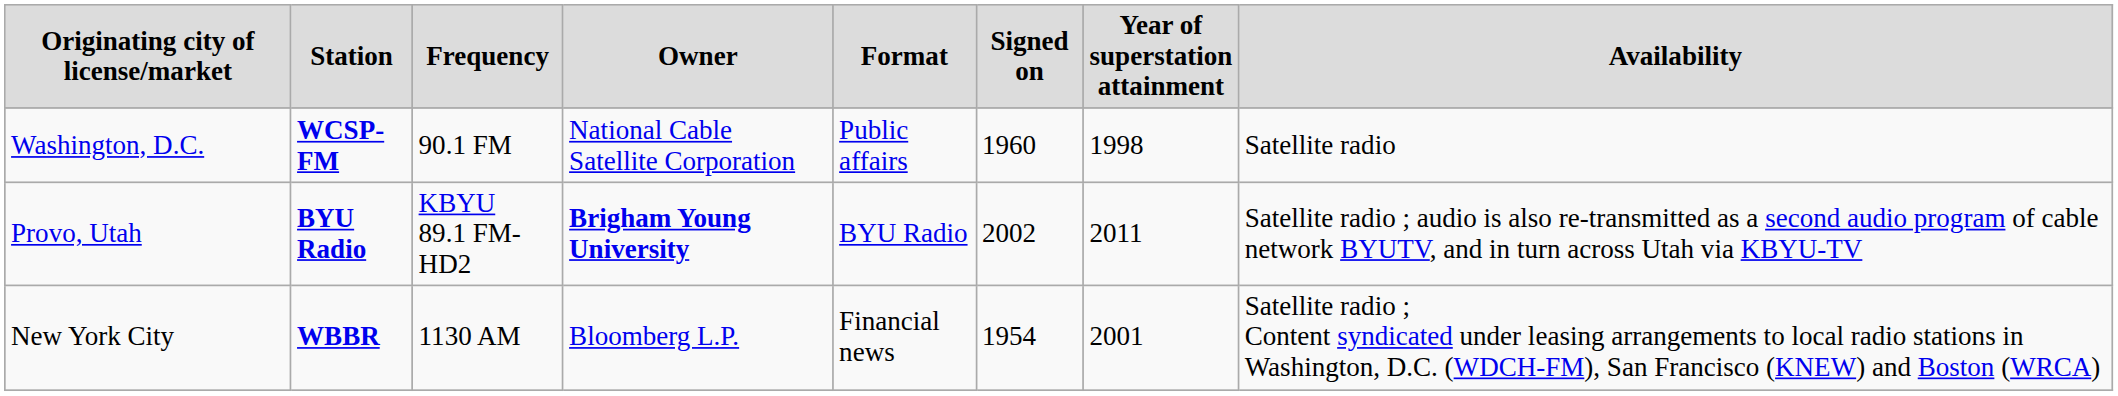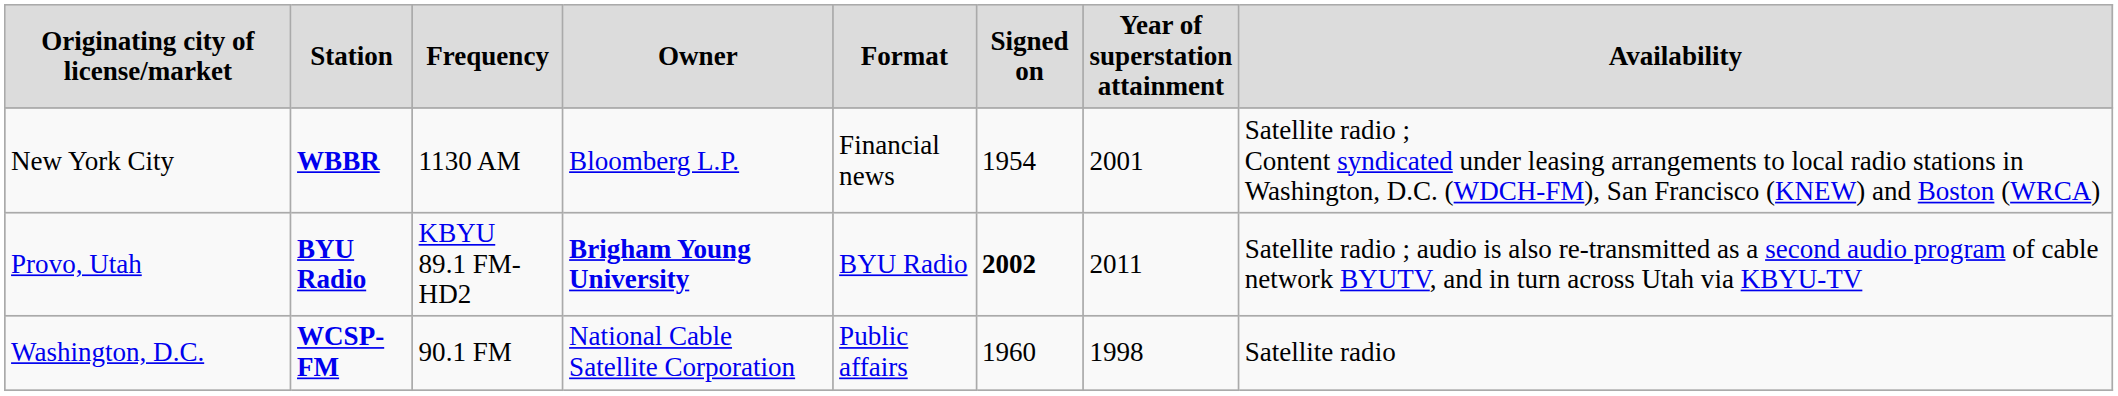rows swapped: (93, 337) <-> (108, 144)
(1009, 233) normal -> (1009, 263) bold
